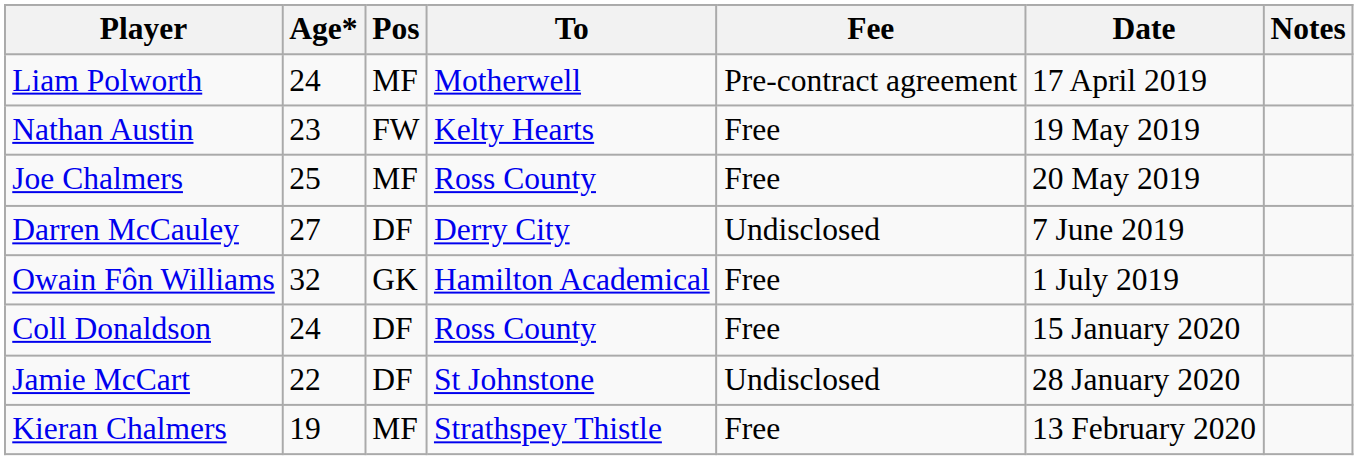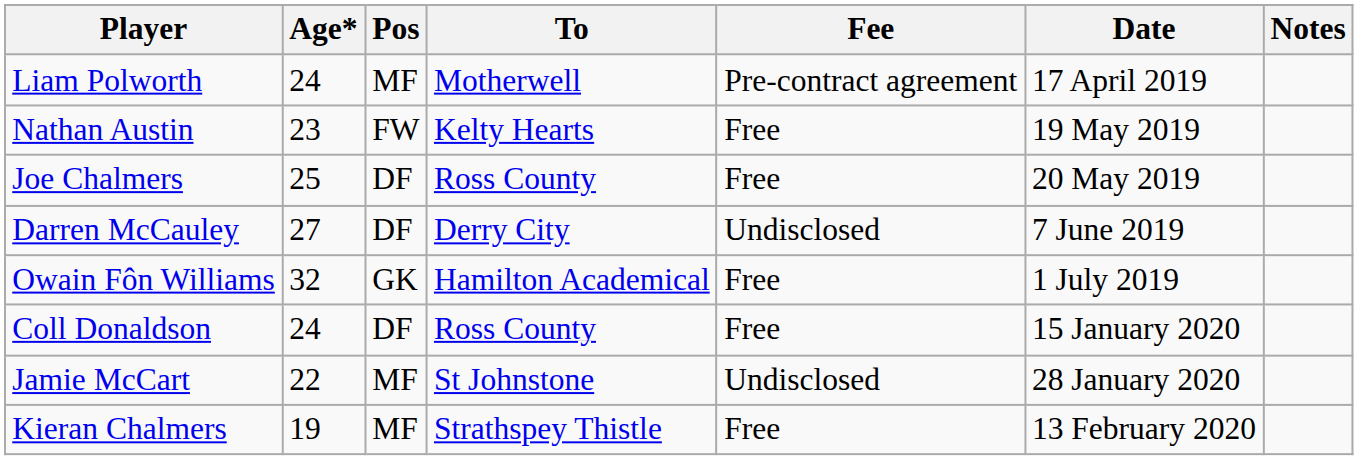(395, 179) MF -> (392, 179) DF
(392, 379) DF -> (395, 379) MF
